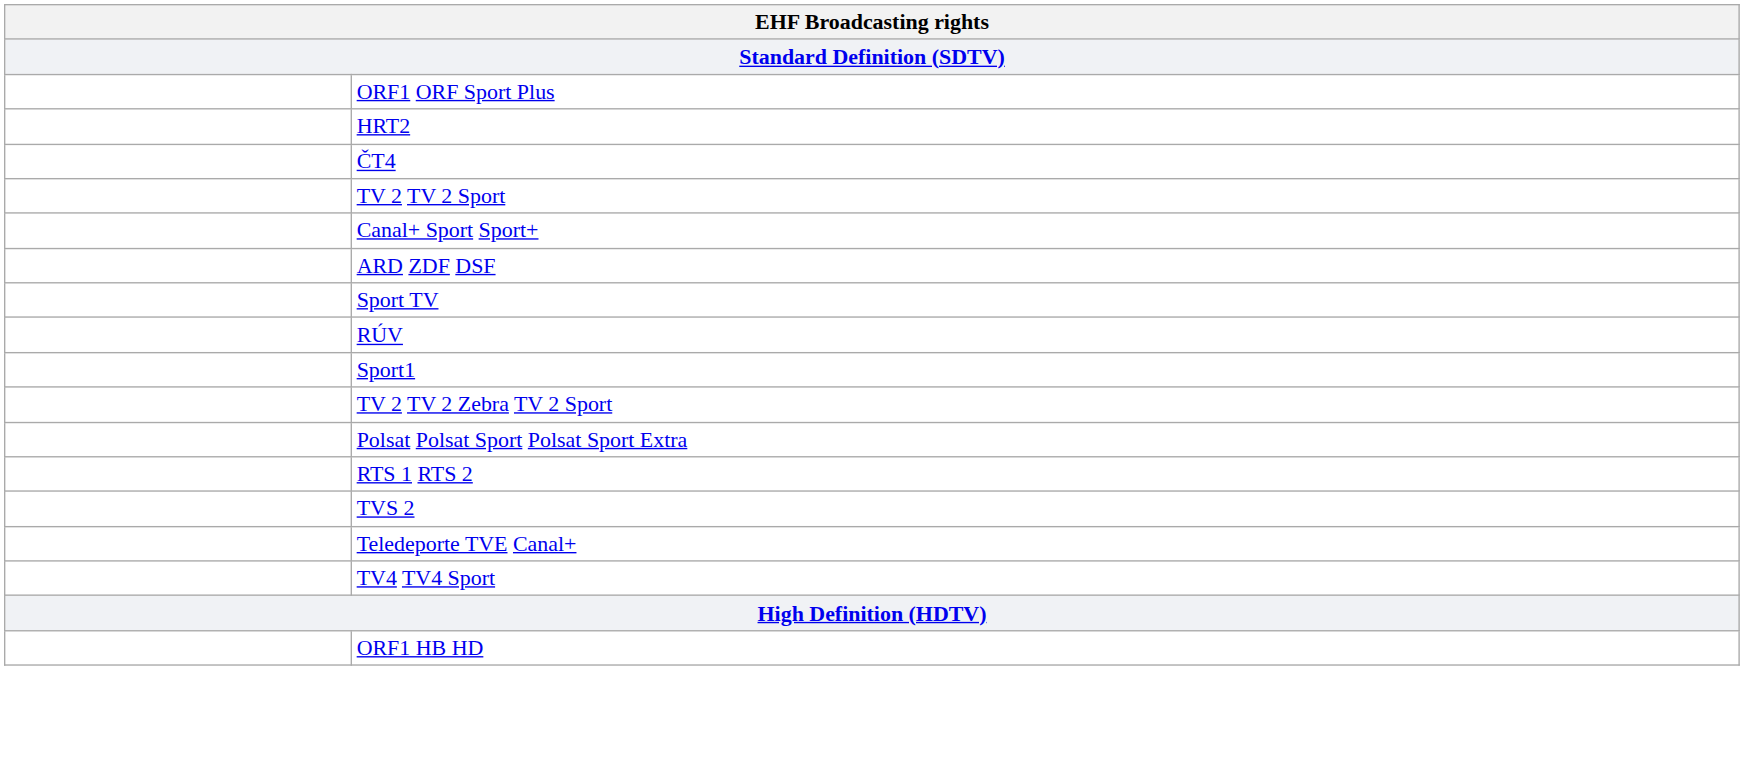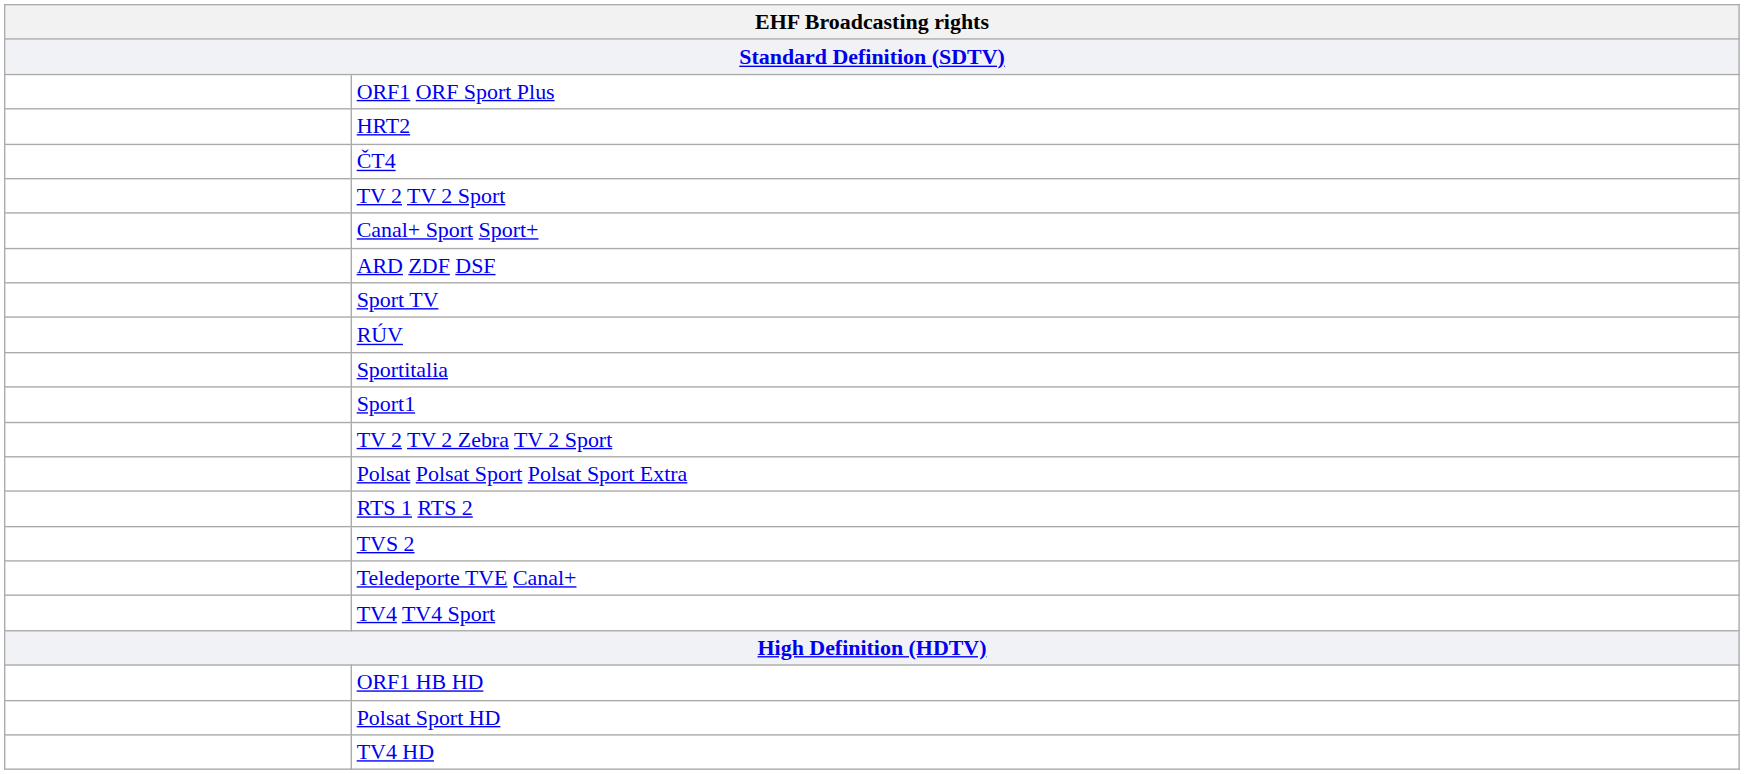+ row: (402, 369)
+ row: (429, 717)
+ row: (395, 751)
